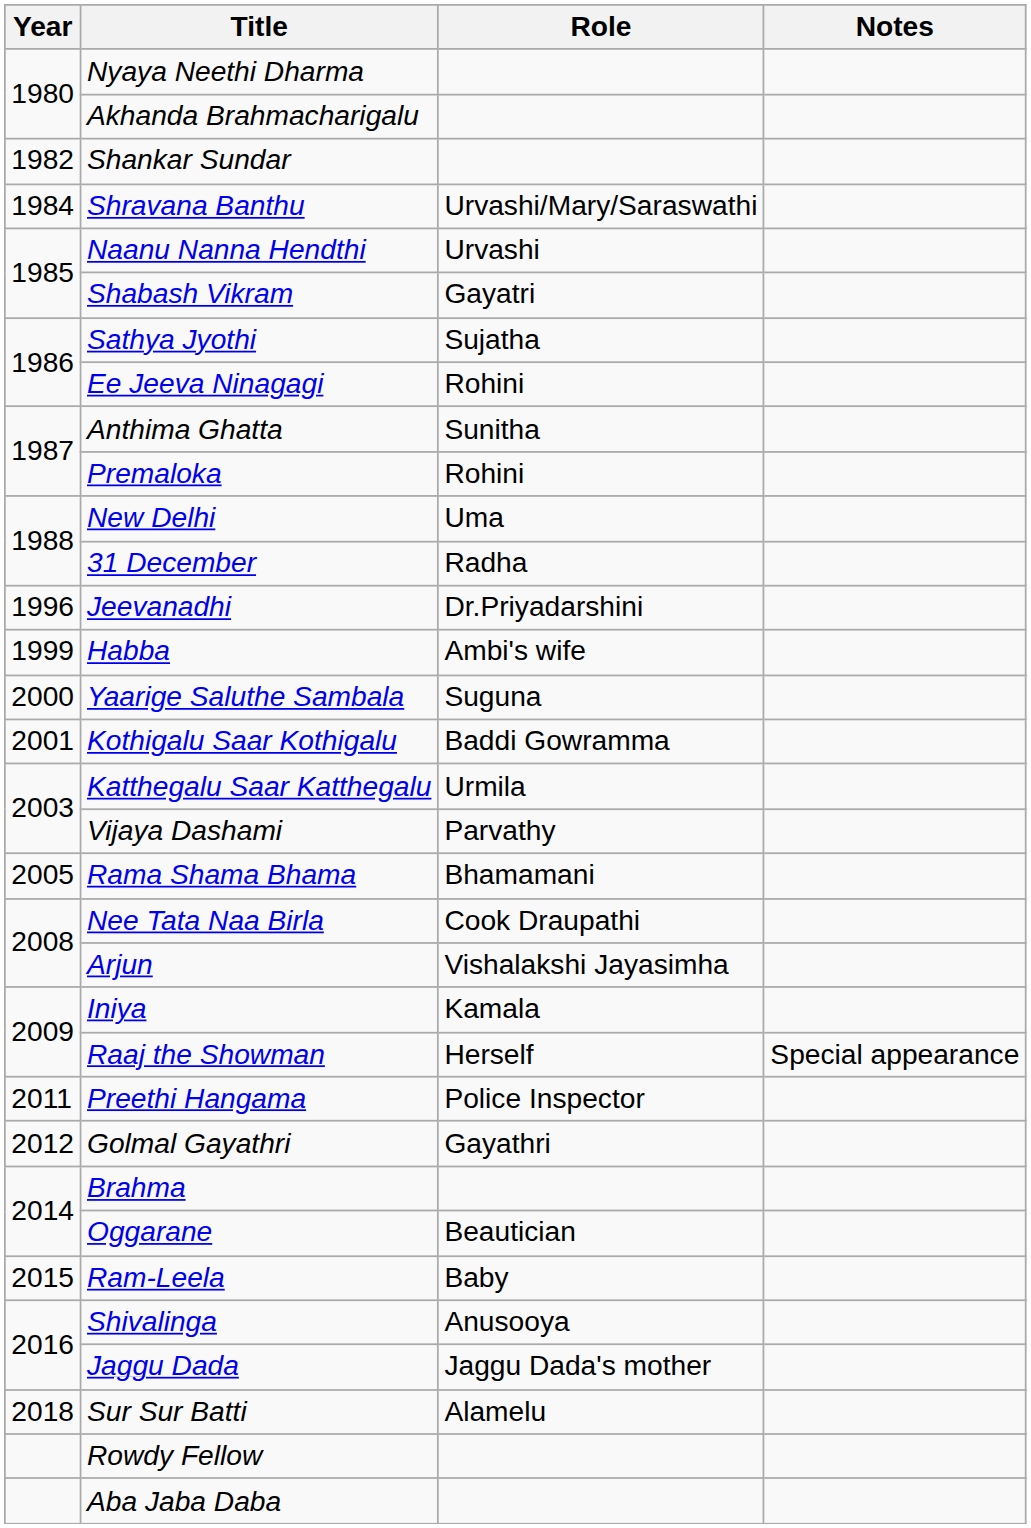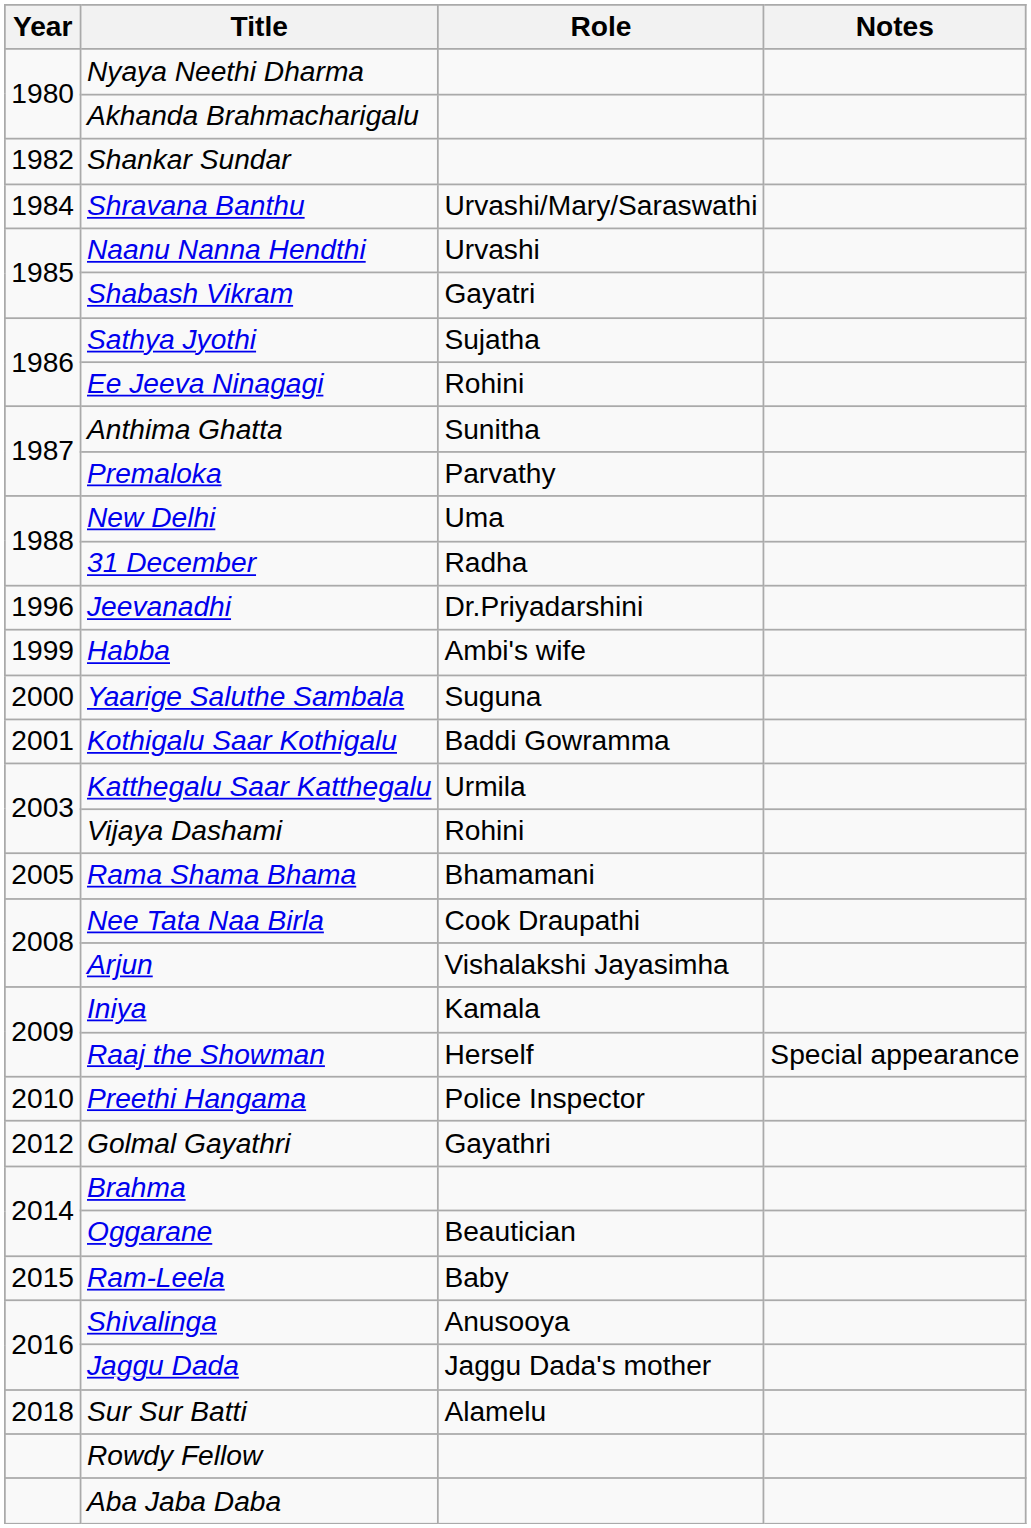(484, 473) Rohini -> (500, 473) Parvathy
(500, 830) Parvathy -> (484, 830) Rohini
(42, 1098) 2011 -> (43, 1098) 2010
